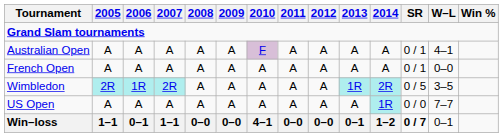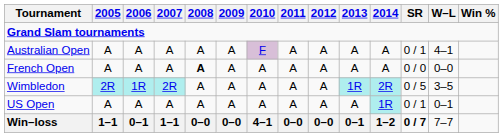(201, 68) normal -> (201, 68) bold
(415, 68) 0 / 1 -> (415, 68) 0 / 0
(415, 104) 0 / 0 -> (415, 104) 0 / 1
(444, 104) 7–7 -> (444, 104) 0–1
(444, 123) 0–1 -> (444, 123) 7–7
